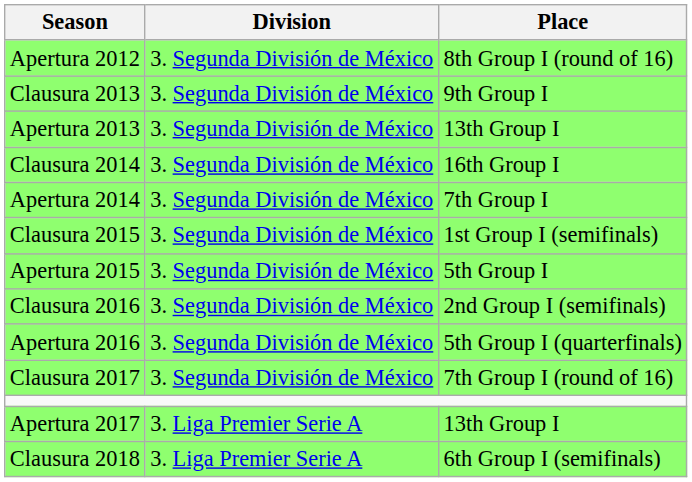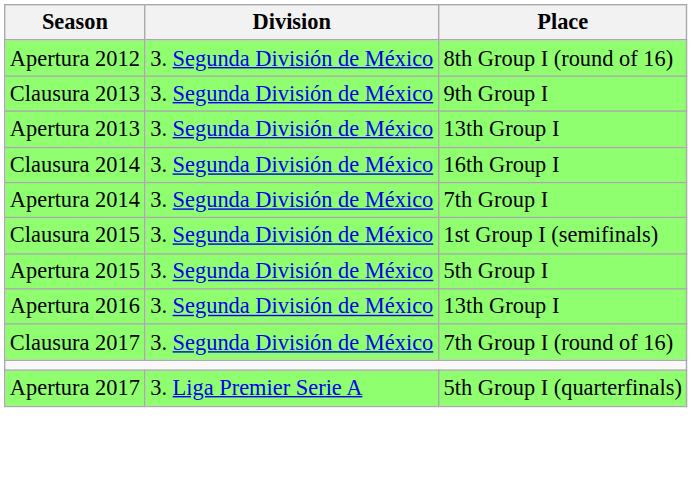- row: (75, 306)
(563, 341) 5th Group I (quarterfinals) -> (501, 306) 13th Group I
(501, 423) 13th Group I -> (563, 387) 5th Group I (quarterfinals)
- row: (75, 458)
